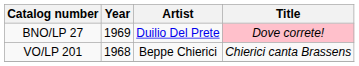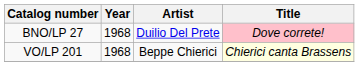(117, 33) 1969 -> (117, 33) 1968
(288, 52) no background -> (288, 52) lightyellow background
